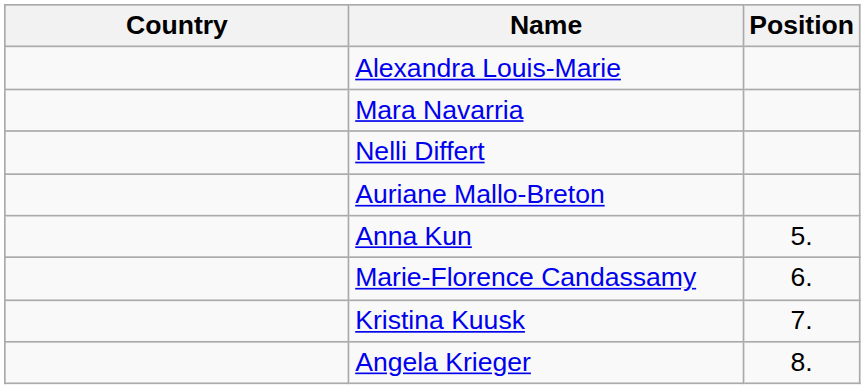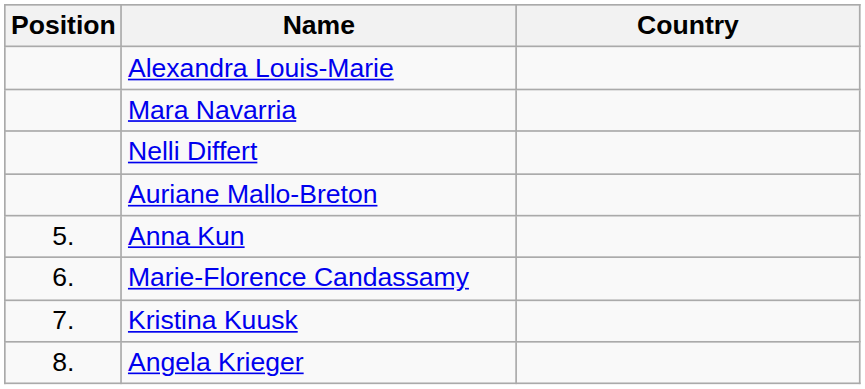columns swapped: (802, 25) <-> (177, 25)
